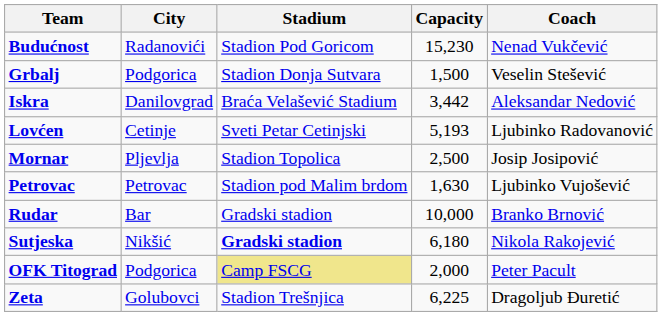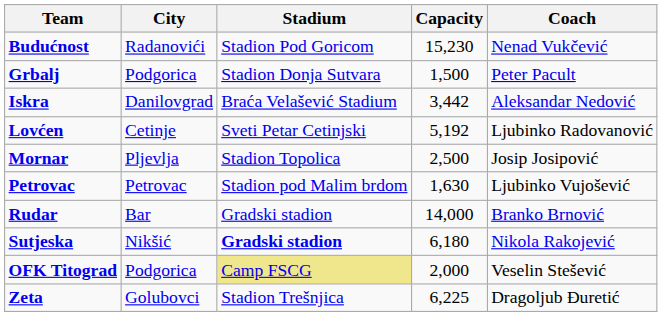(549, 74) Veselin Stešević -> (533, 74) Peter Pacult
(449, 130) 5,193 -> (449, 130) 5,192
(449, 213) 10,000 -> (449, 213) 14,000
(533, 269) Peter Pacult -> (549, 269) Veselin Stešević
